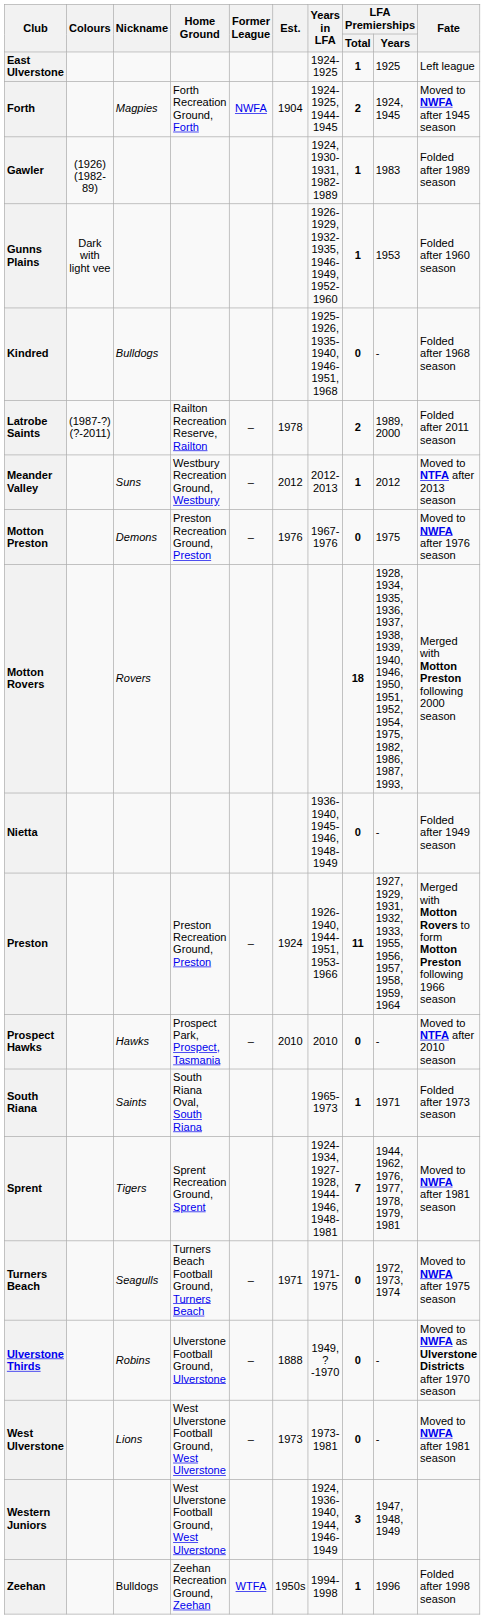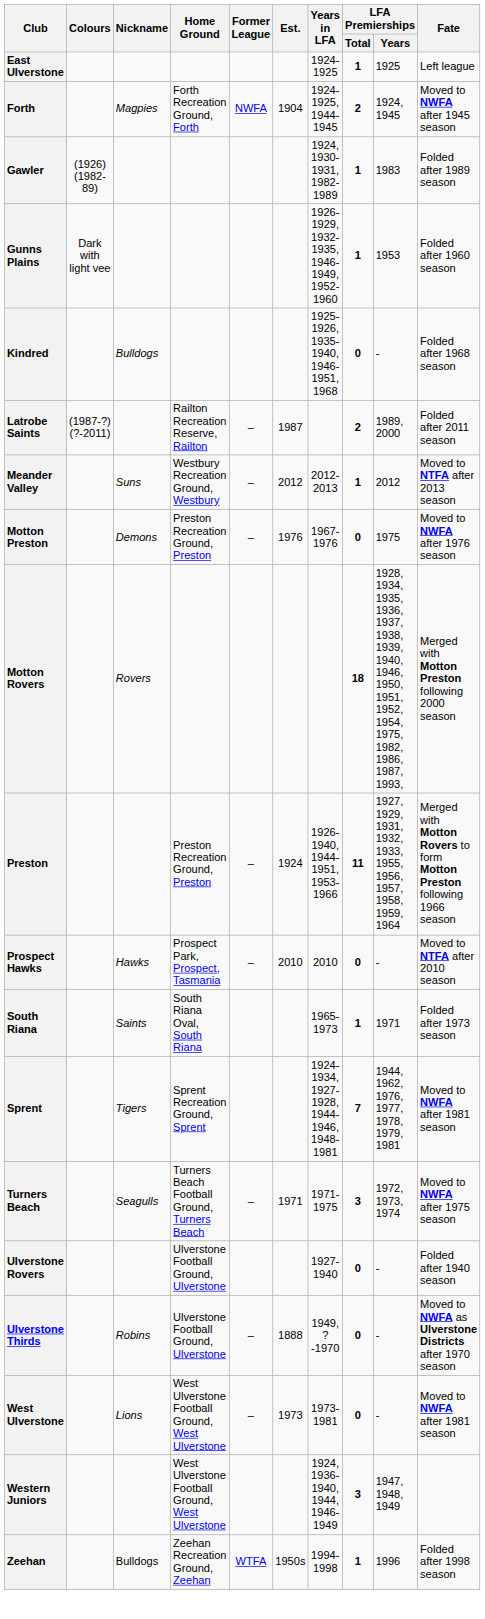(290, 427) 1978 -> (290, 427) 1987
- row: (22, 833)
(358, 1280) 0 -> (358, 1201) 3
+ row: (35, 1268)
